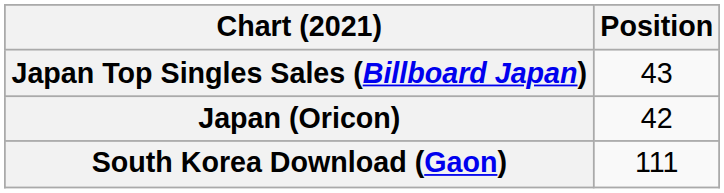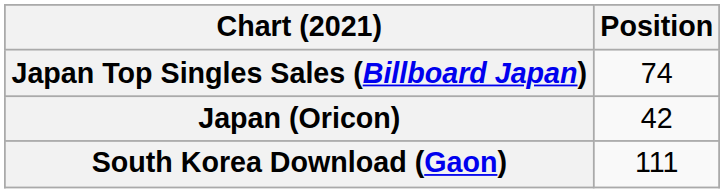(657, 72) 43 -> (657, 72) 74
